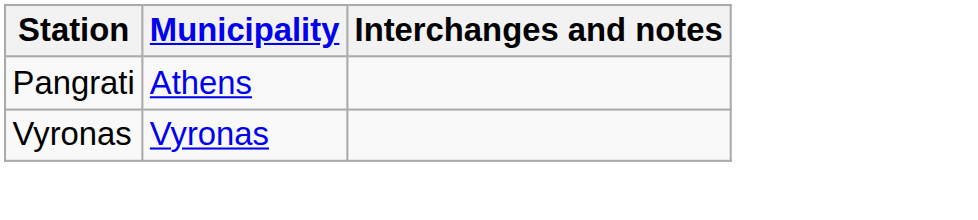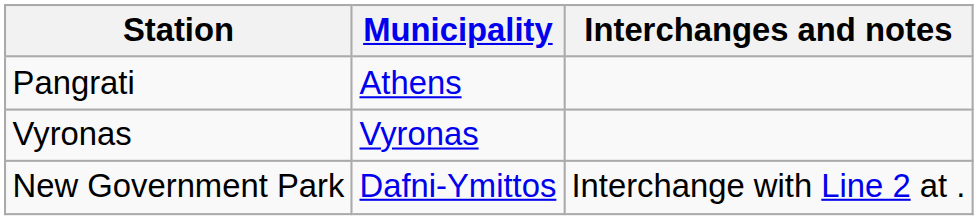+ row: (178, 186)
